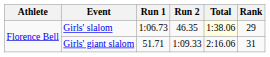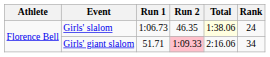(251, 28) 29 -> (251, 28) 24
(187, 44) no background -> (187, 44) pink background
(251, 44) 31 -> (251, 44) 34
